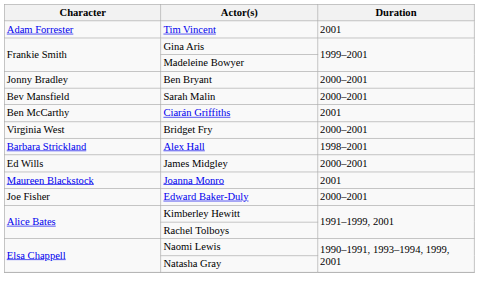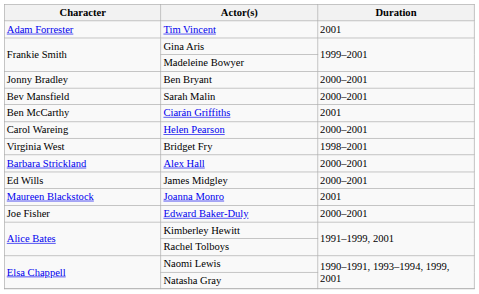+ row: (194, 130)
(344, 130) 2000–2001 -> (344, 146) 1998–2001
(344, 146) 1998–2001 -> (344, 163) 2000–2001
